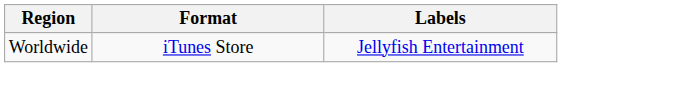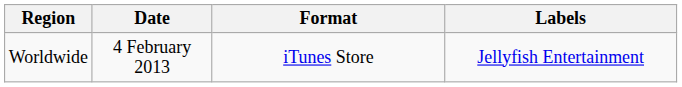+ column: (152, 18)
